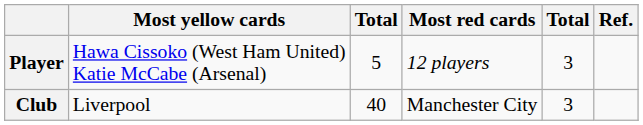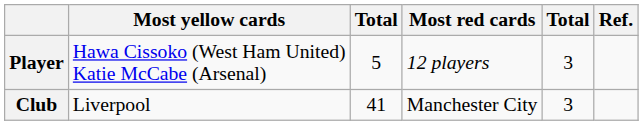(376, 104) 40 -> (376, 104) 41
